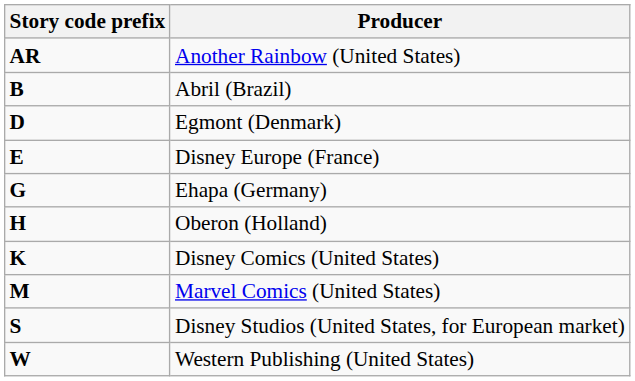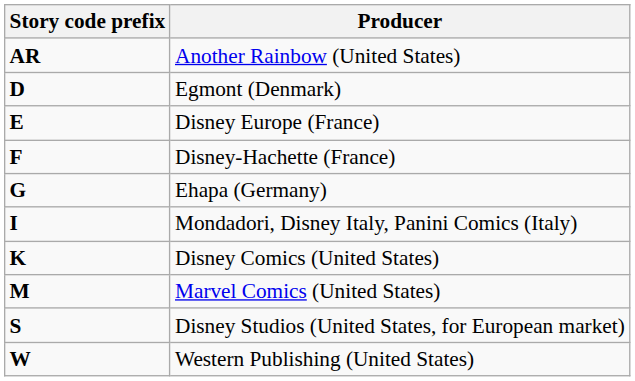- row: (233, 88)
+ row: (285, 156)
- row: (251, 223)
+ row: (376, 223)
